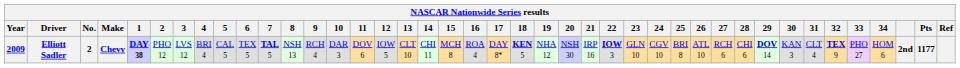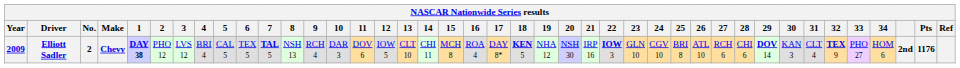(926, 49) 1177 -> (926, 49) 1176
